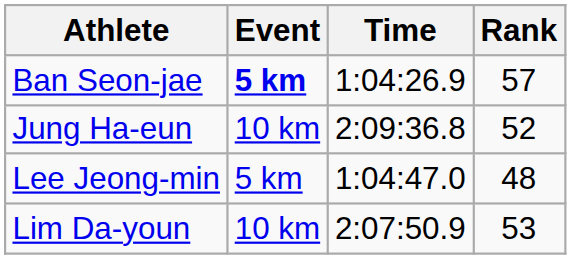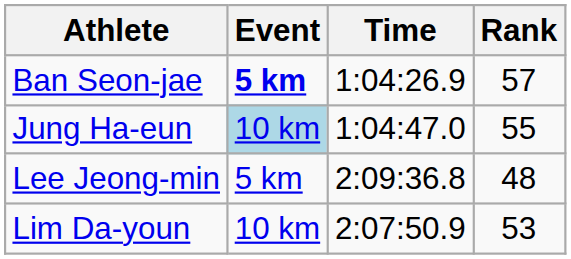(277, 129) no background -> (277, 129) lightblue background
(400, 129) 2:09:36.8 -> (400, 129) 1:04:47.0
(519, 129) 52 -> (519, 129) 55
(400, 179) 1:04:47.0 -> (400, 179) 2:09:36.8
